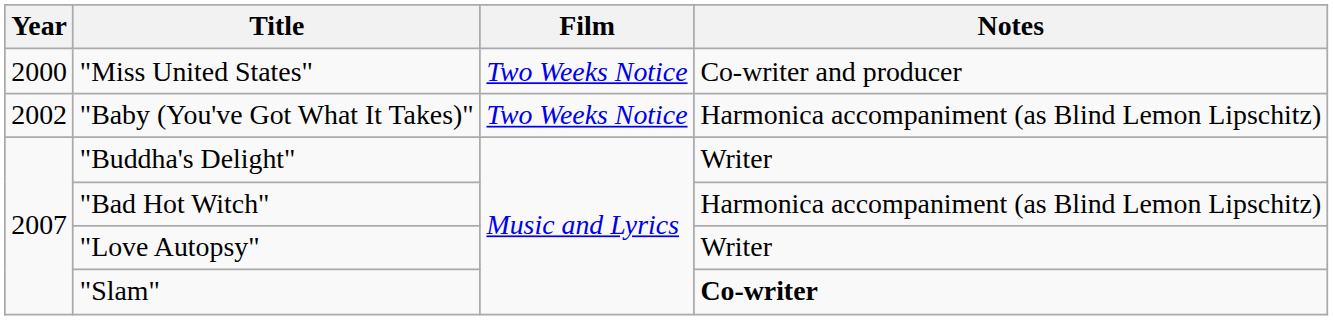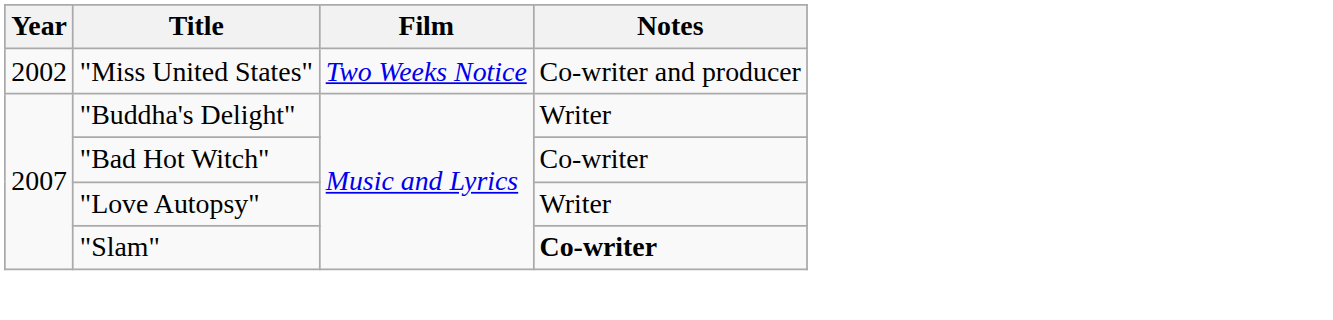(39, 70) 2000 -> (39, 70) 2002
- row: (277, 114)
(1011, 203) Harmonica accompaniment (as Blind Lemon Lipschitz) -> (594, 159) Co-writer
